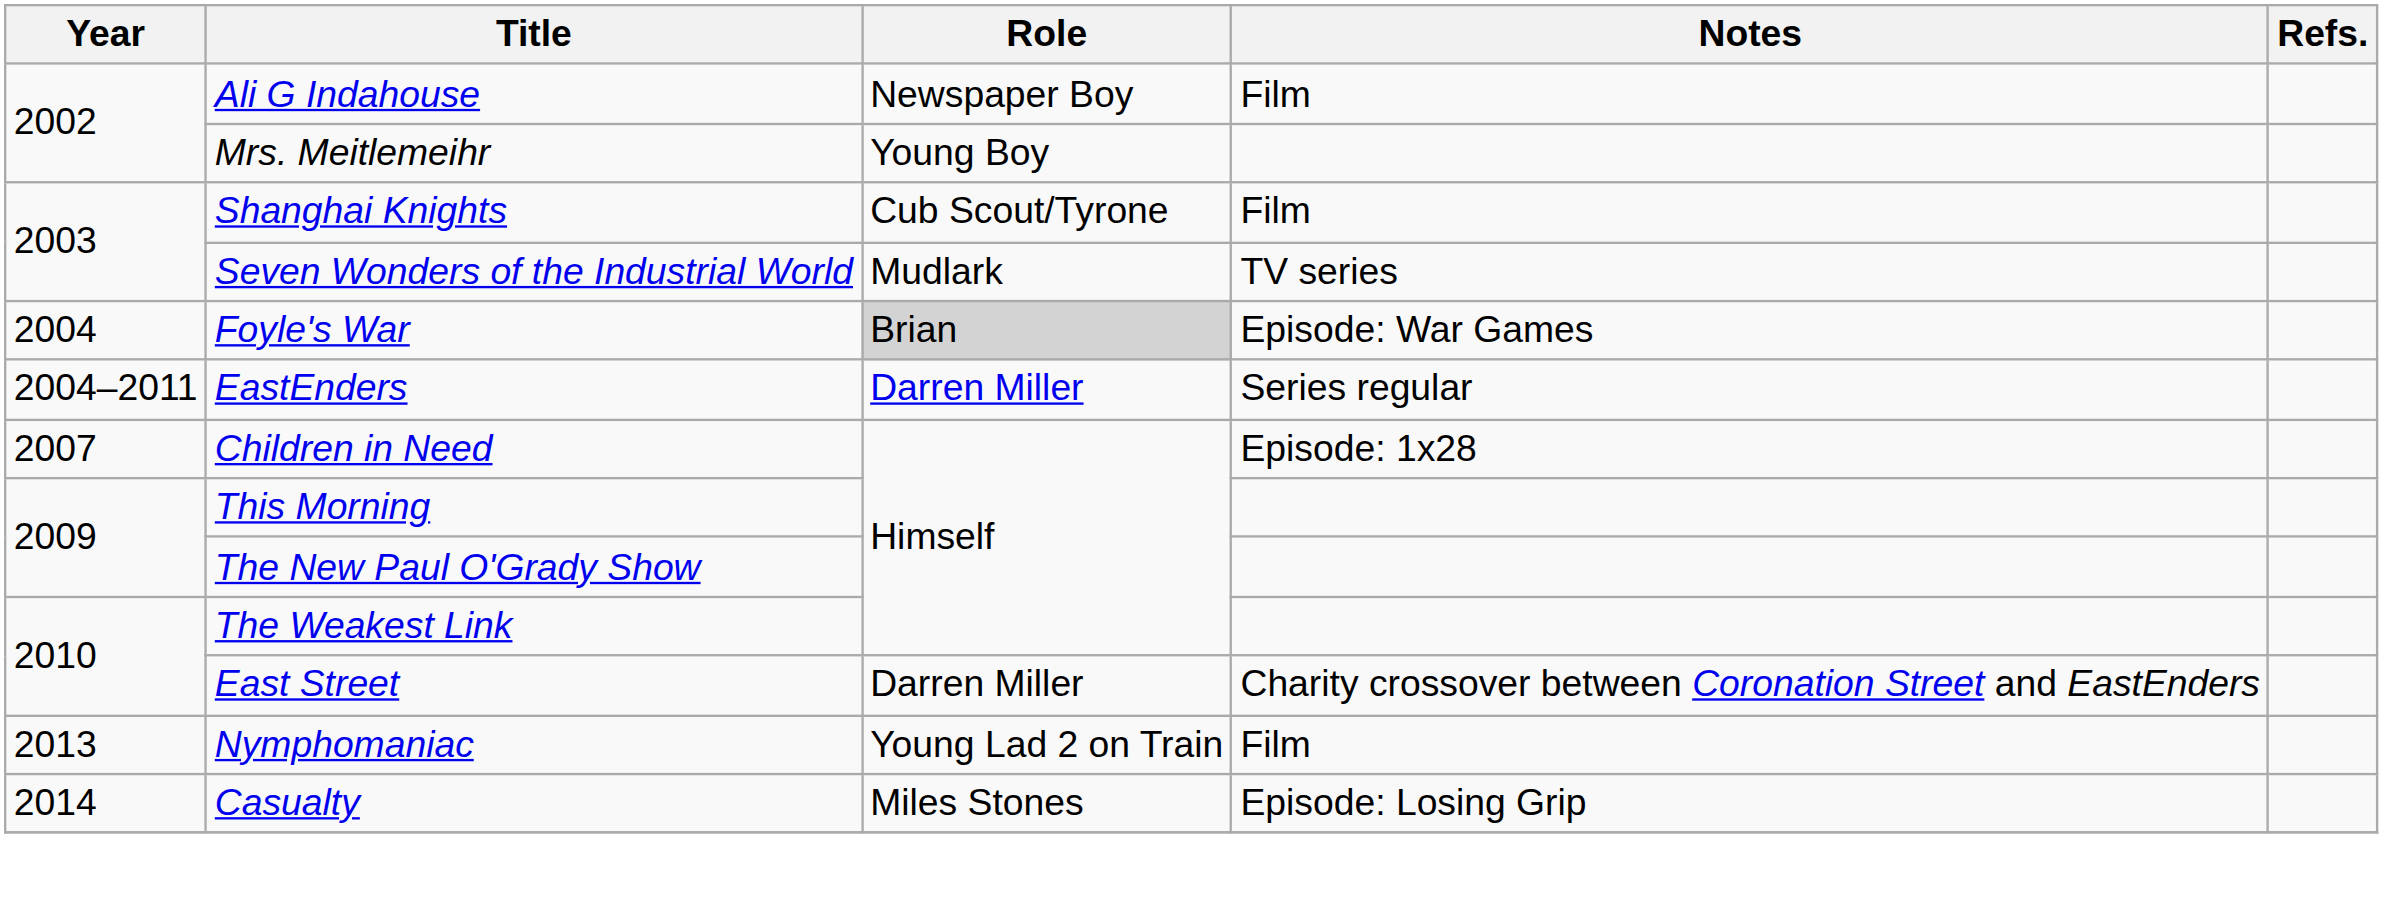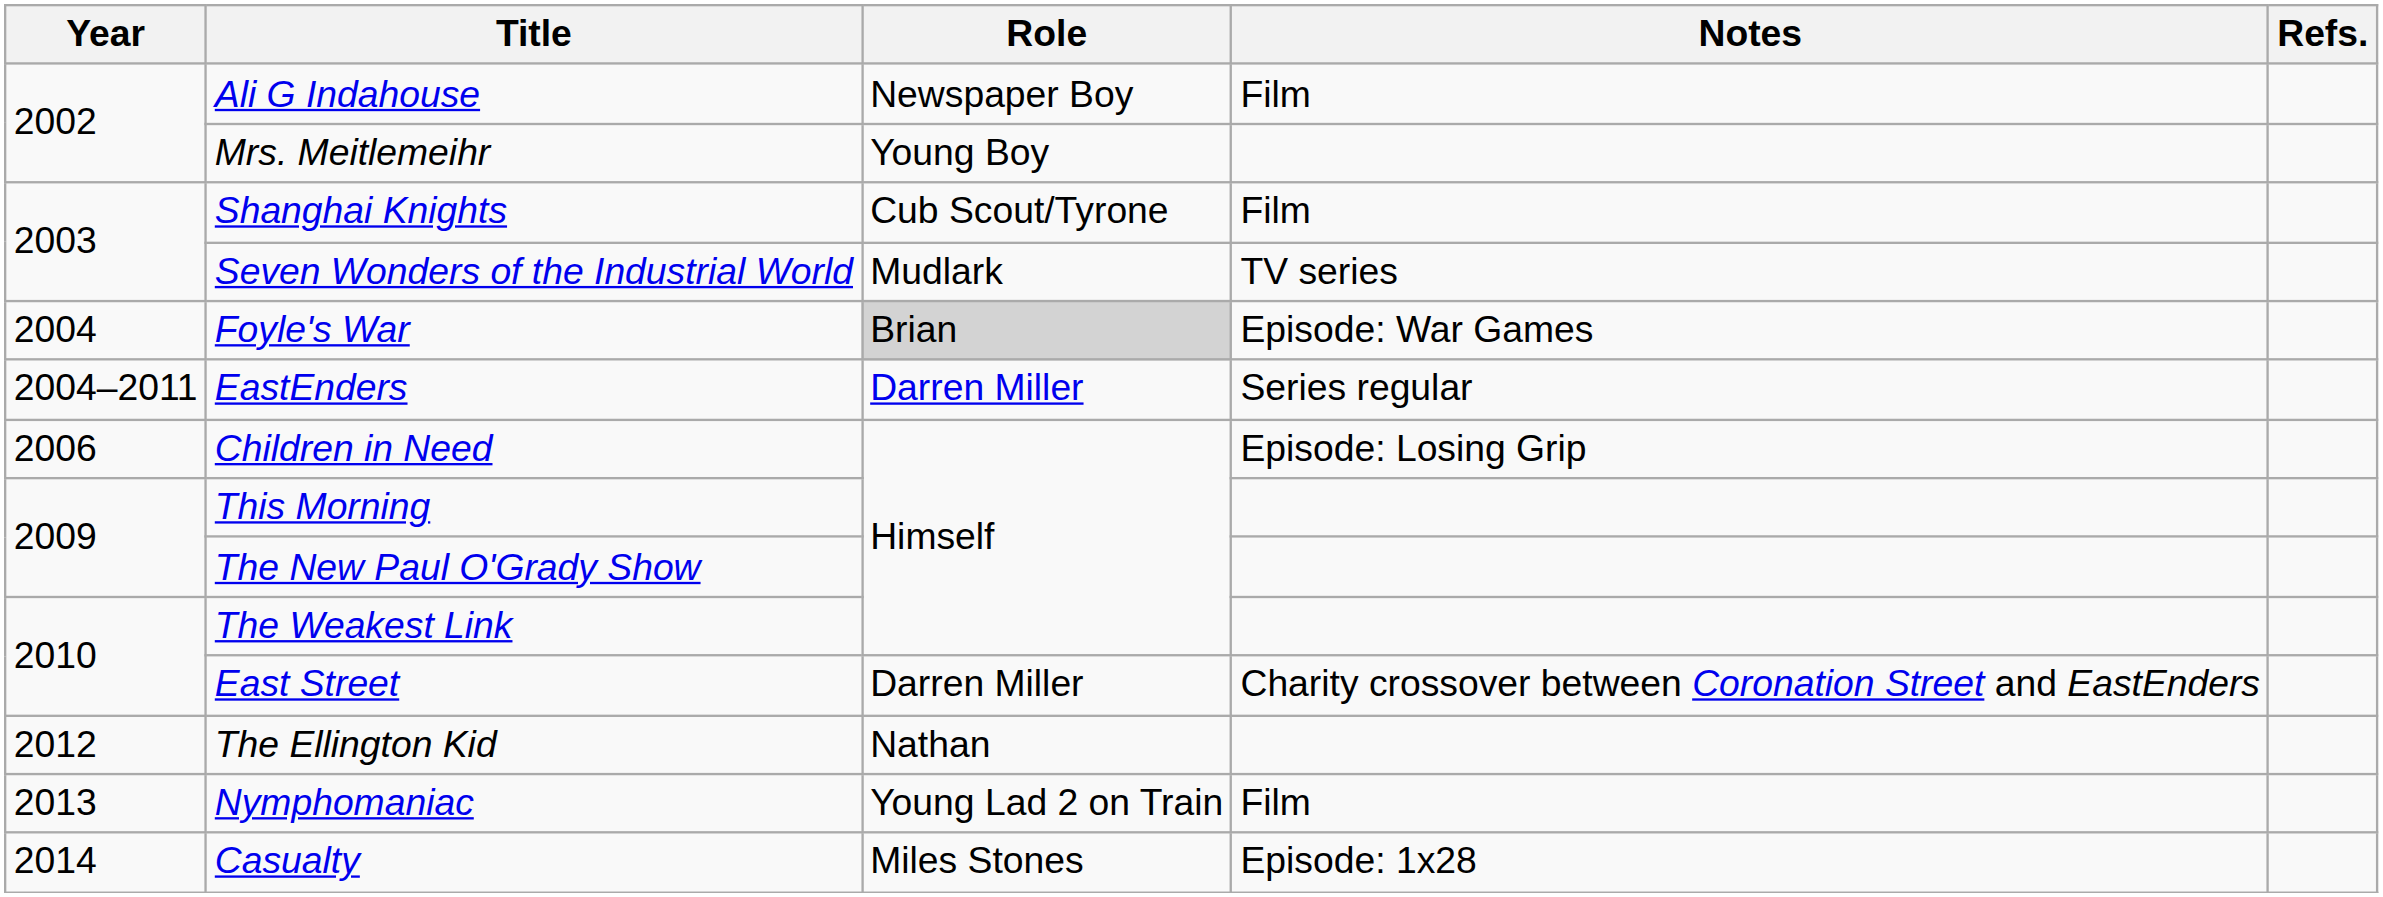(55, 447) 2007 -> (55, 447) 2006
(1359, 447) Episode: 1x28 -> (1414, 447) Episode: Losing Grip
+ row: (356, 743)
(1414, 802) Episode: Losing Grip -> (1359, 861) Episode: 1x28
